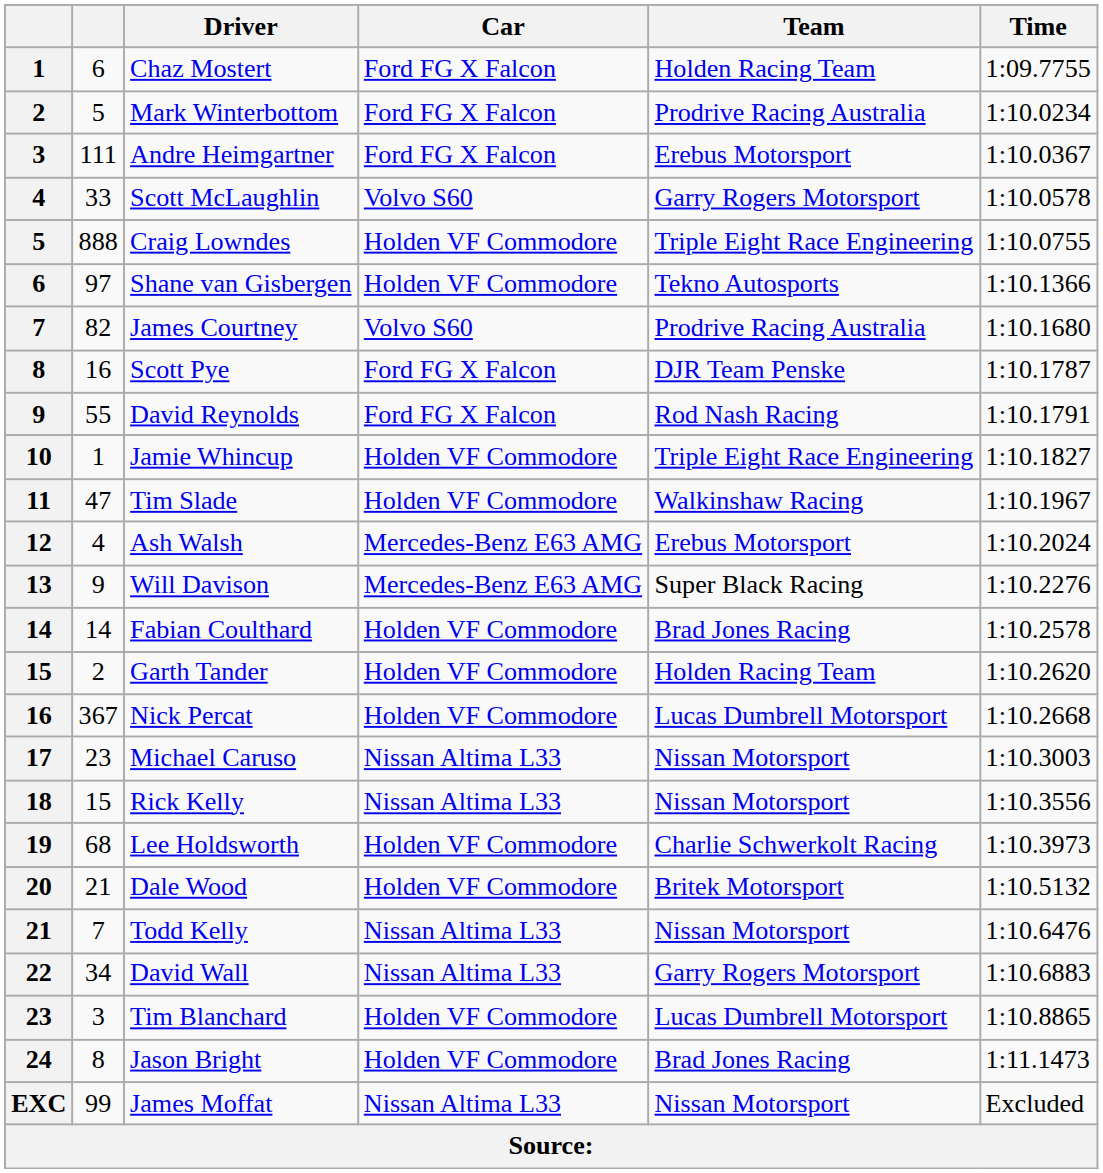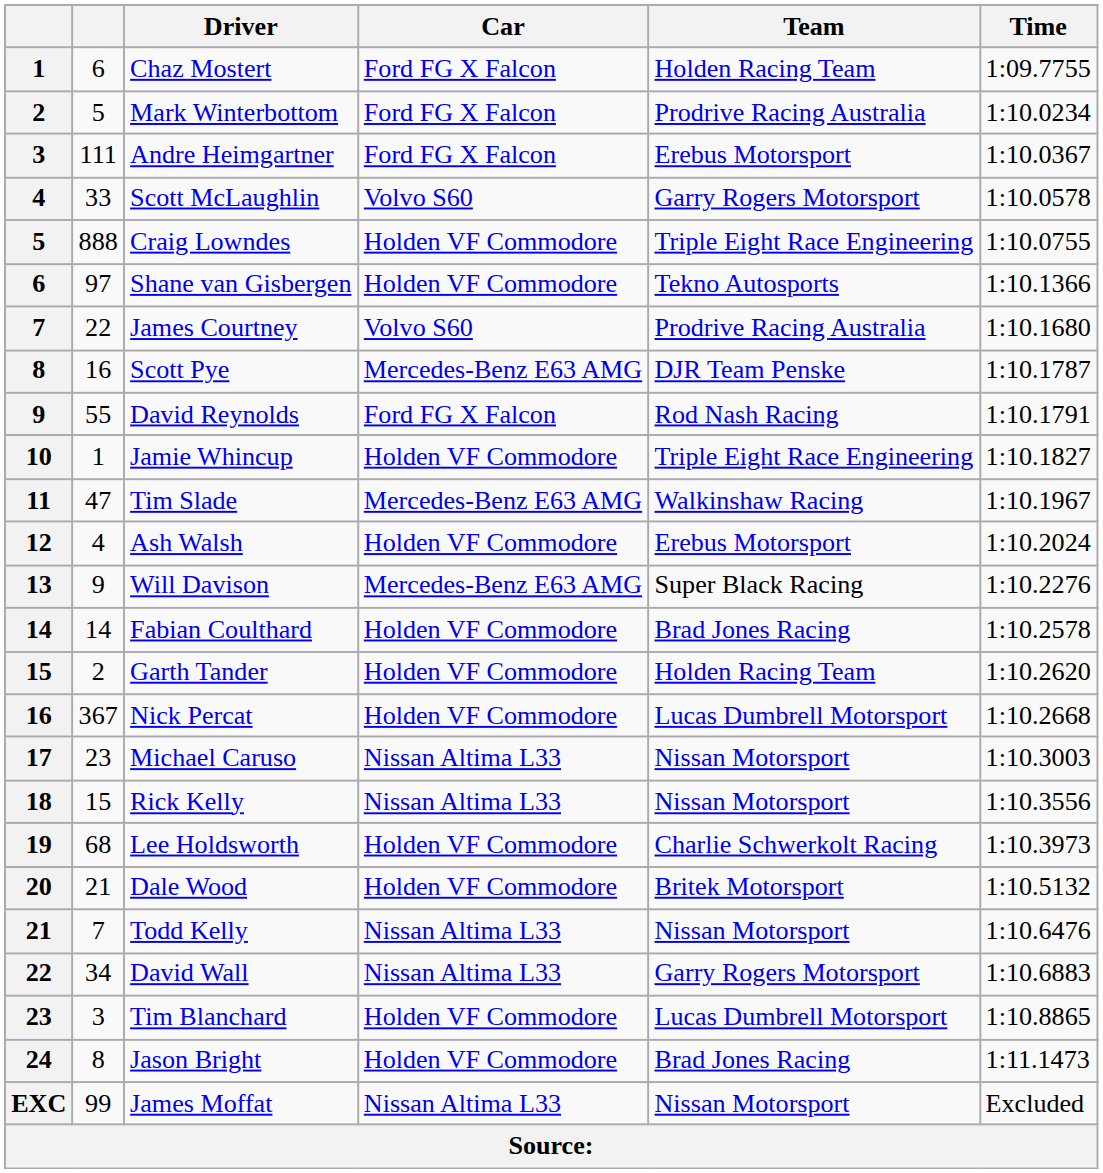(98, 327) 82 -> (98, 327) 22
(460, 370) Ford FG X Falcon -> (503, 370) Mercedes-Benz E63 AMG
(490, 499) Holden VF Commodore -> (503, 499) Mercedes-Benz E63 AMG
(503, 542) Mercedes-Benz E63 AMG -> (490, 542) Holden VF Commodore
